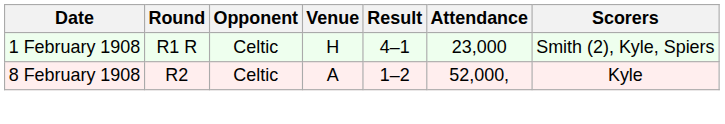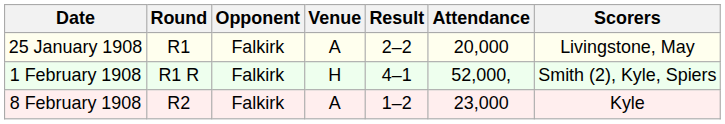+ row: (75, 47)
(256, 47) Celtic -> (258, 75) Falkirk
(479, 47) 23,000 -> (481, 75) 52,000,
(256, 75) Celtic -> (258, 103) Falkirk
(479, 75) 52,000, -> (481, 103) 23,000
